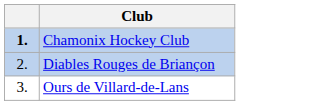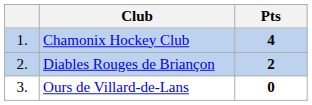+ column: (271, 16)
(22, 40) bold -> (22, 40) normal
